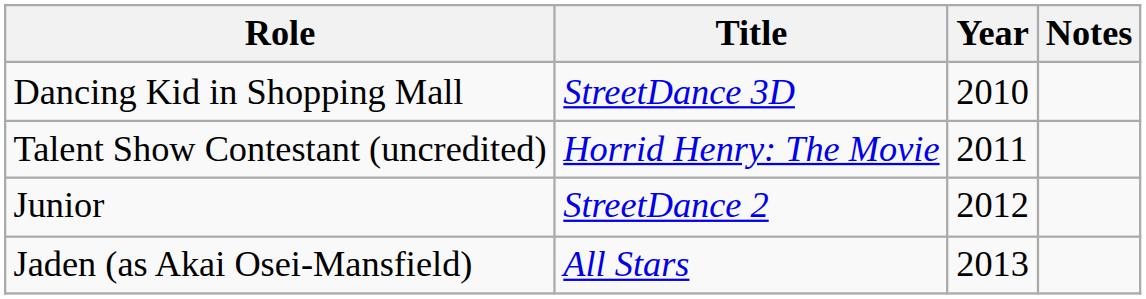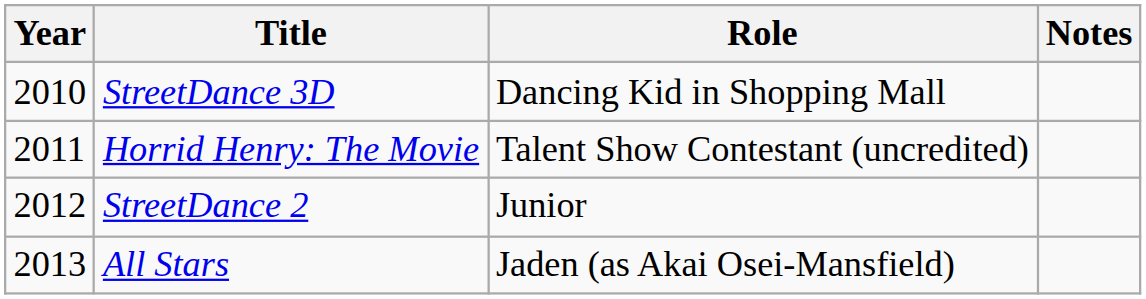columns swapped: (993, 33) <-> (280, 33)
